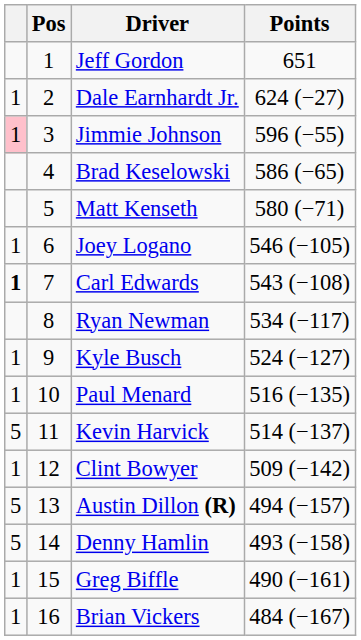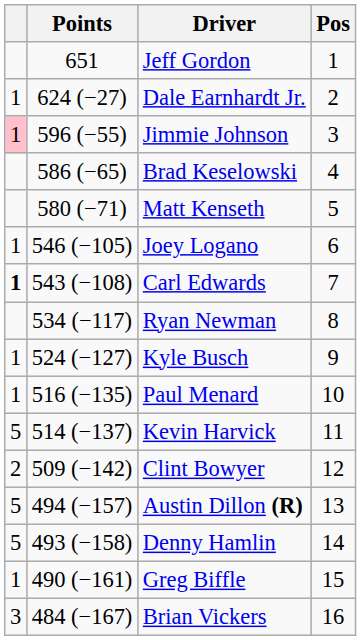columns swapped: (49, 23) <-> (300, 23)
(16, 468) 1 -> (16, 468) 2
(16, 616) 1 -> (16, 616) 3
